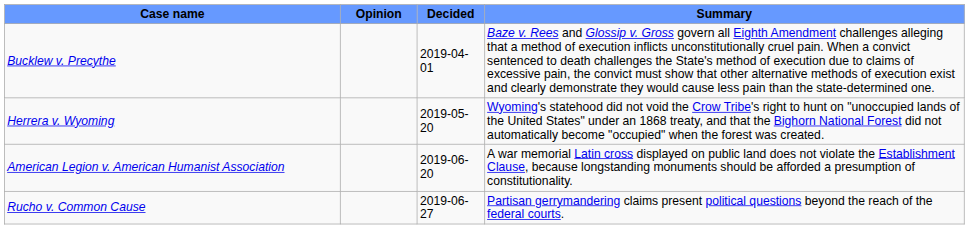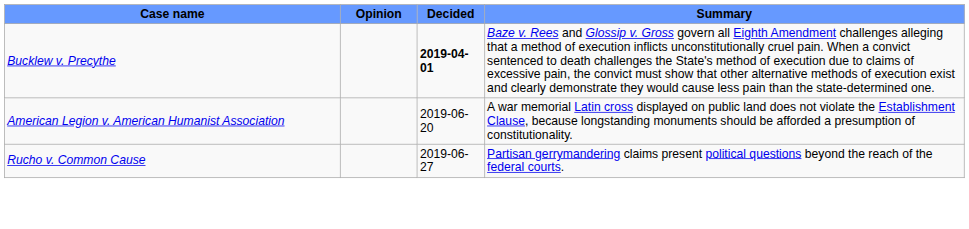(444, 60) normal -> (444, 60) bold
- row: (61, 121)
